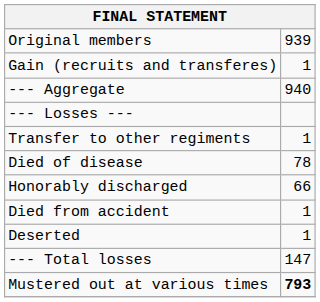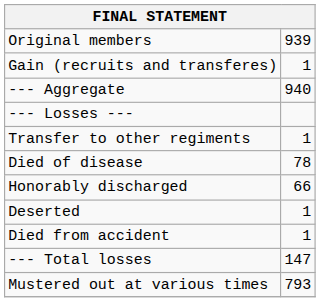rows swapped: (44, 236) <-> (89, 212)
(298, 285) bold -> (298, 285) normal
